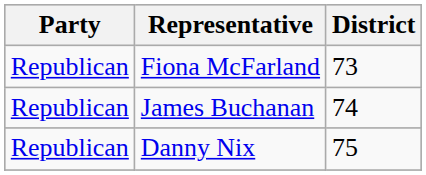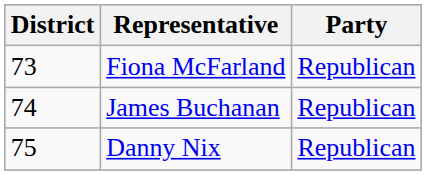columns swapped: (374, 25) <-> (70, 25)
